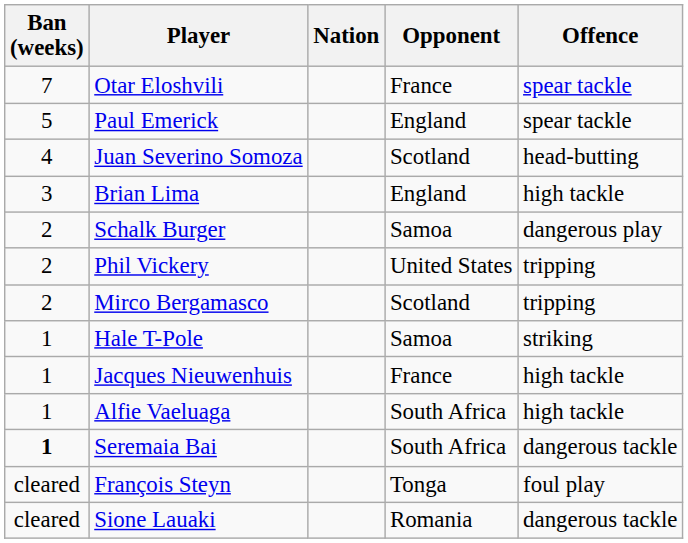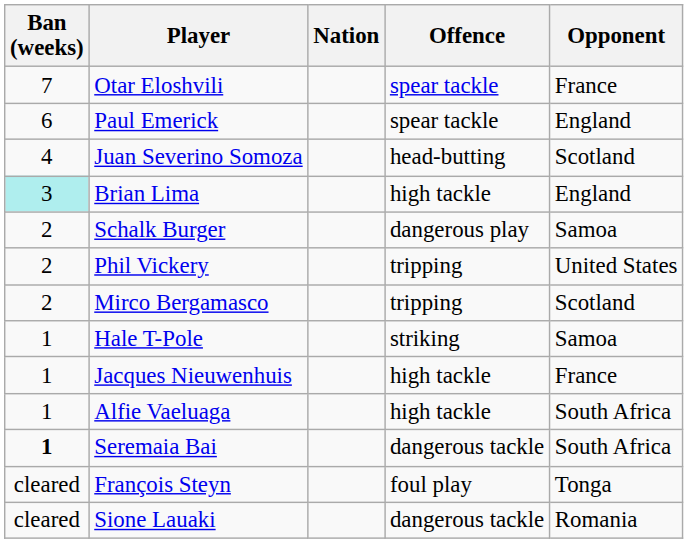columns swapped: (451, 35) <-> (600, 35)
(47, 120) 5 -> (47, 120) 6
(47, 193) no background -> (47, 193) paleturquoise background
